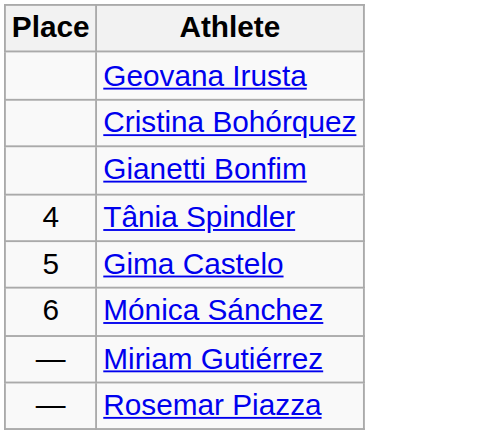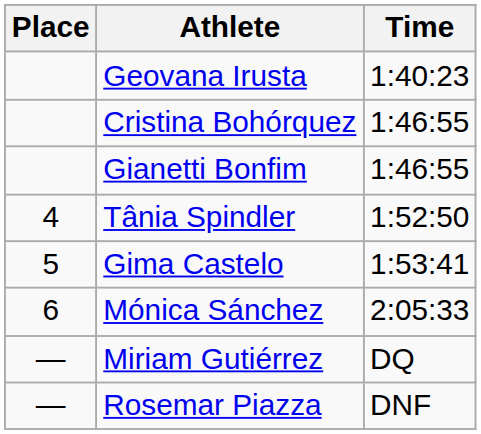+ column: (420, 28)
